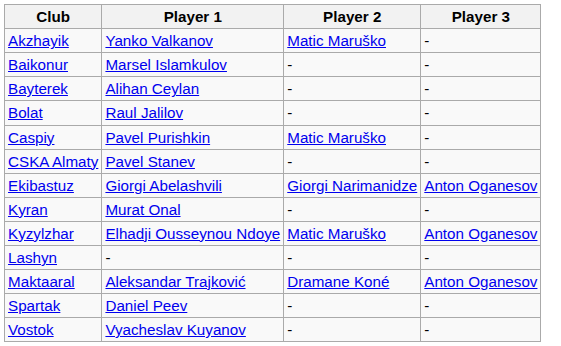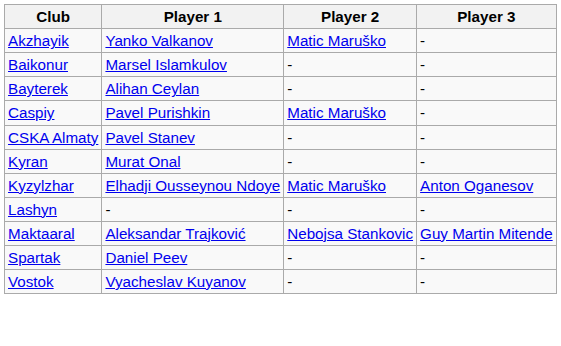- row: (25, 113)
- row: (41, 185)
(338, 281) Dramane Koné -> (350, 233) Nebojsa Stankovic
(481, 281) Anton Oganesov -> (486, 233) Guy Martin Mitende
